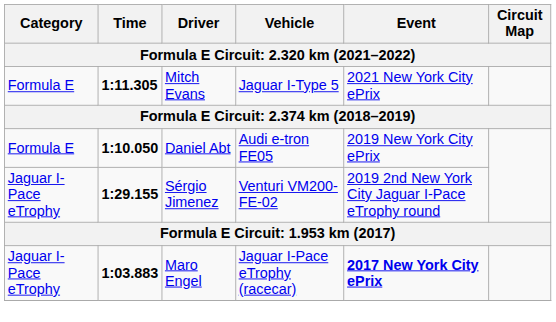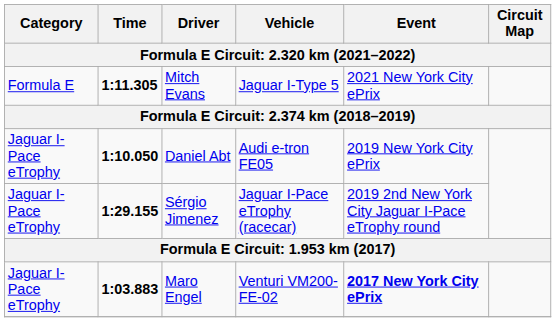(41, 147) Formula E -> (36, 155) Jaguar I-Pace eTrophy
(288, 194) Venturi VM200-FE-02 -> (283, 211) Jaguar I-Pace eTrophy (racecar)
(283, 272) Jaguar I-Pace eTrophy (racecar) -> (288, 289) Venturi VM200-FE-02
